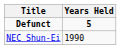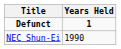(89, 24) 5 -> (89, 24) 1
